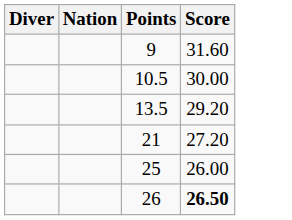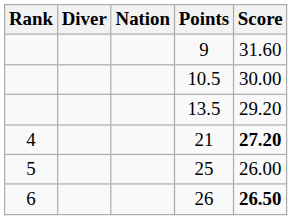+ column: (31, 19)
(207, 139) normal -> (260, 139) bold
